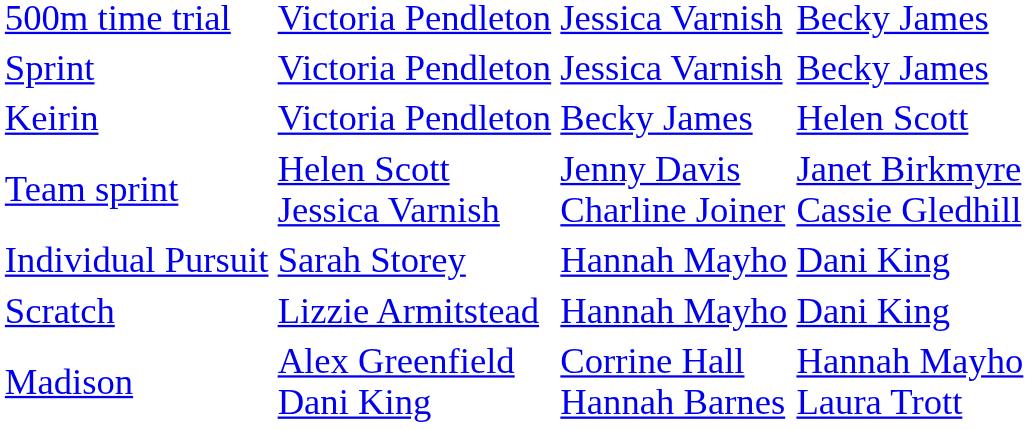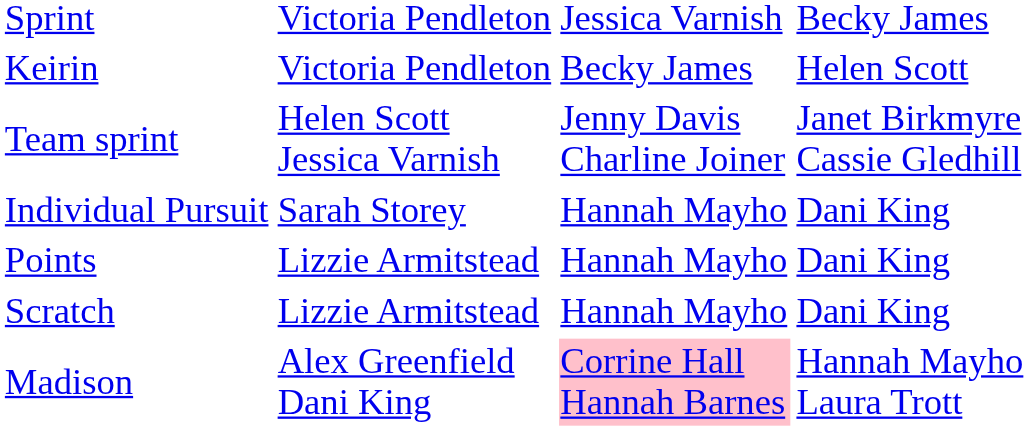- row: (118, 17)
+ row: (51, 260)
(673, 381) no background -> (673, 381) pink background
